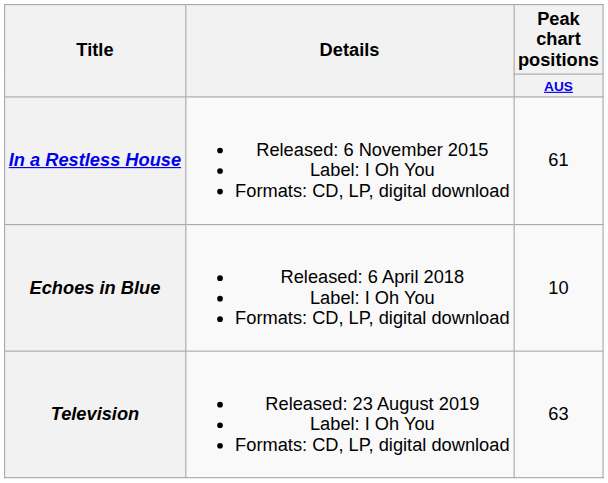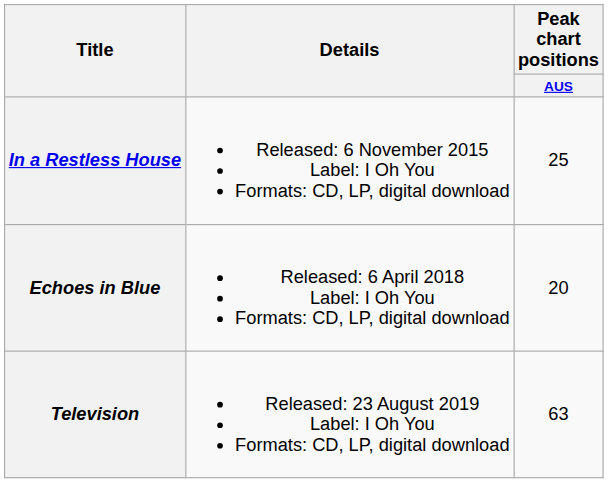(558, 160) 61 -> (558, 160) 25
(558, 287) 10 -> (558, 287) 20
